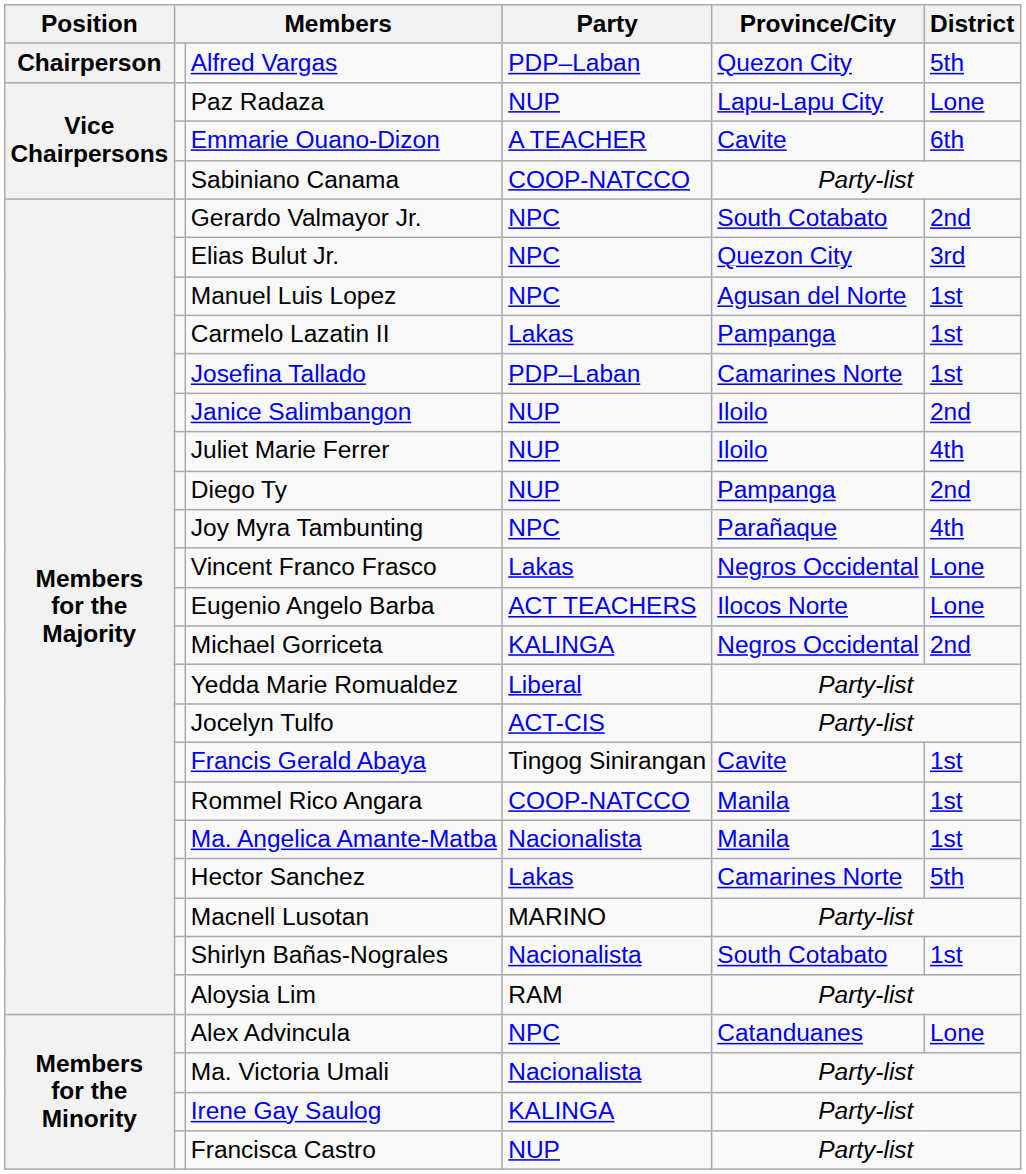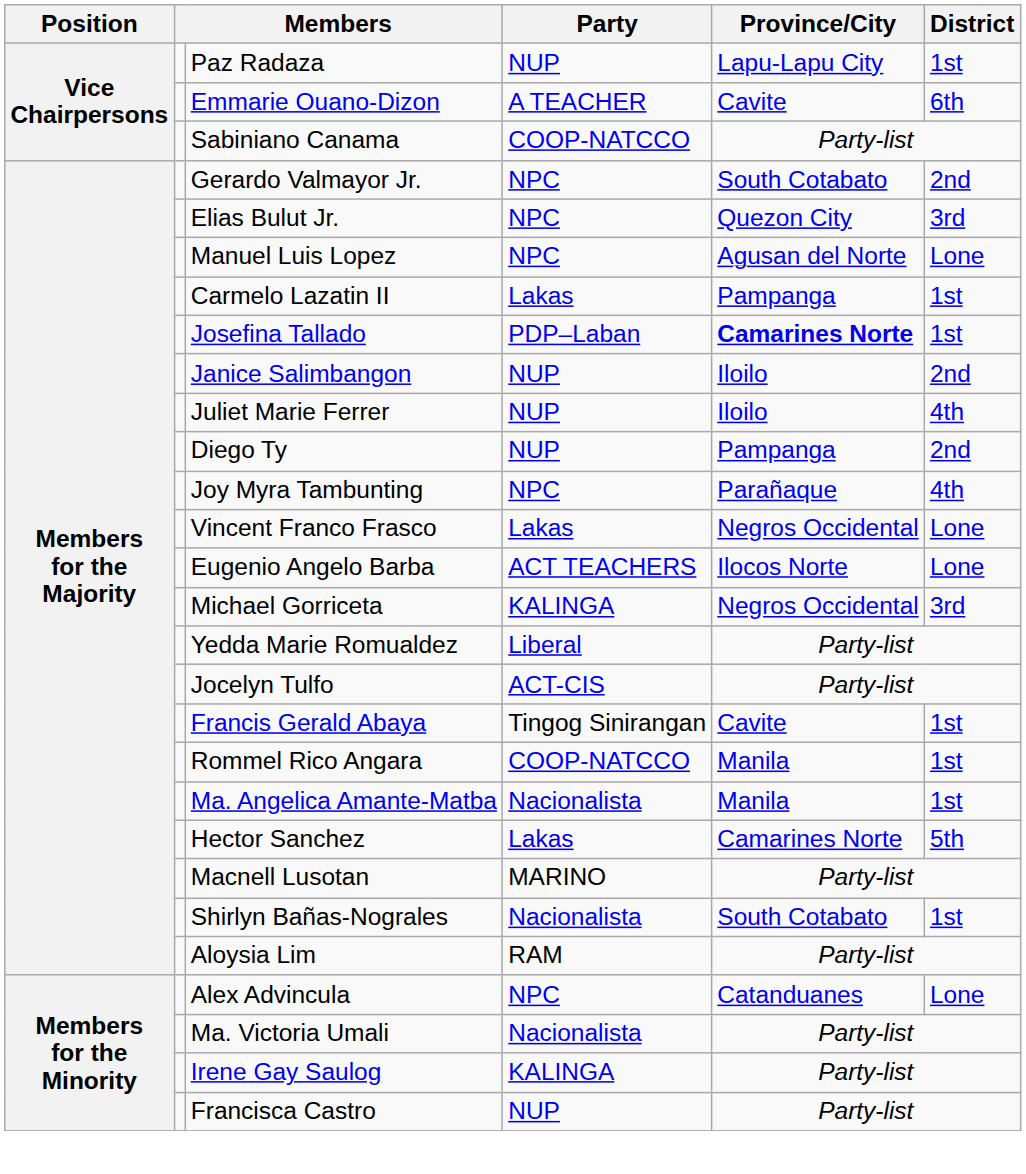- row: (264, 62)
(957, 101) Lone -> (946, 62) 1st
(946, 295) 1st -> (957, 256) Lone
(810, 373) normal -> (815, 334) bold
(950, 645) 2nd -> (948, 606) 3rd
